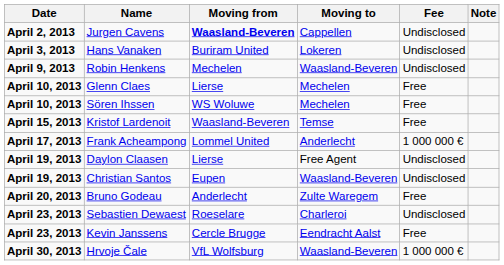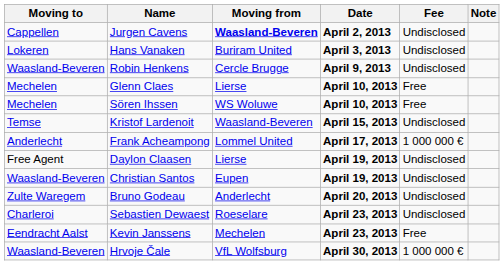columns swapped: (44, 13) <-> (349, 13)
(217, 68) Mechelen -> (252, 68) Cercle Brugge
(414, 123) Free -> (434, 123) Undisclosed
(414, 196) Free -> (434, 196) Undisclosed
(229, 232) Cercle Brugge -> (240, 232) Mechelen
